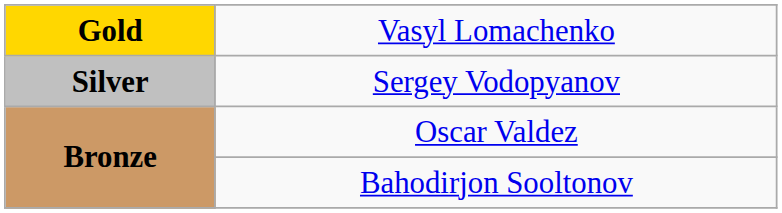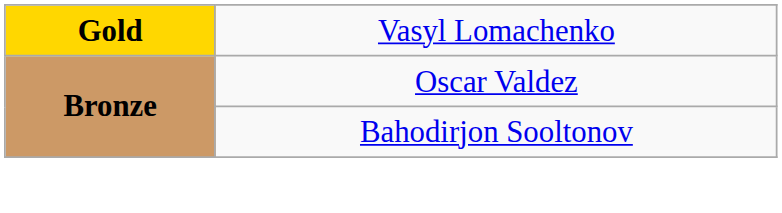- row: (496, 80)
